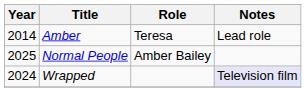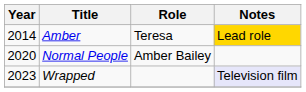(244, 35) no background -> (244, 35) gold background
(22, 55) 2025 -> (22, 55) 2020
(22, 76) 2024 -> (22, 76) 2023
